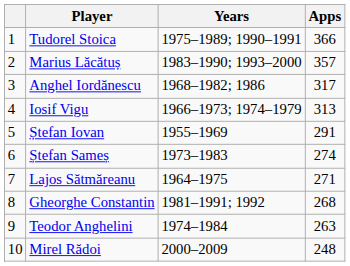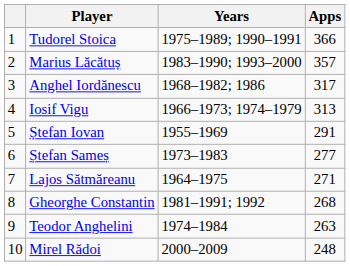(325, 156) 274 -> (325, 156) 277
